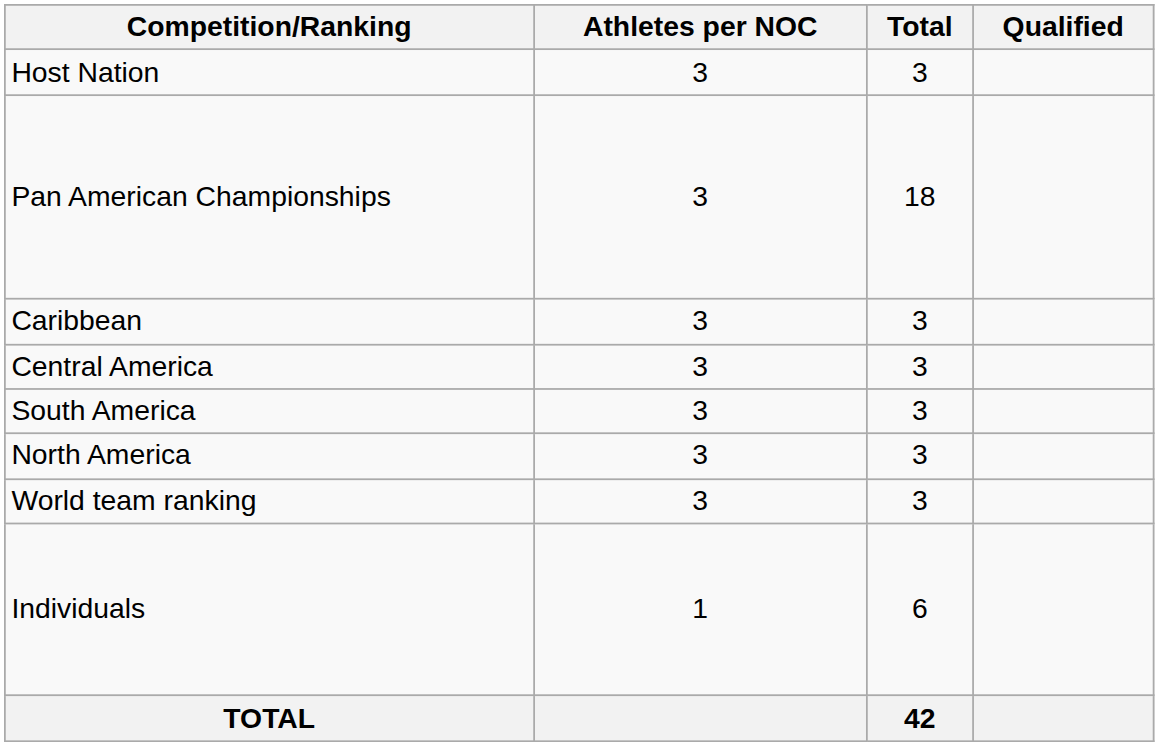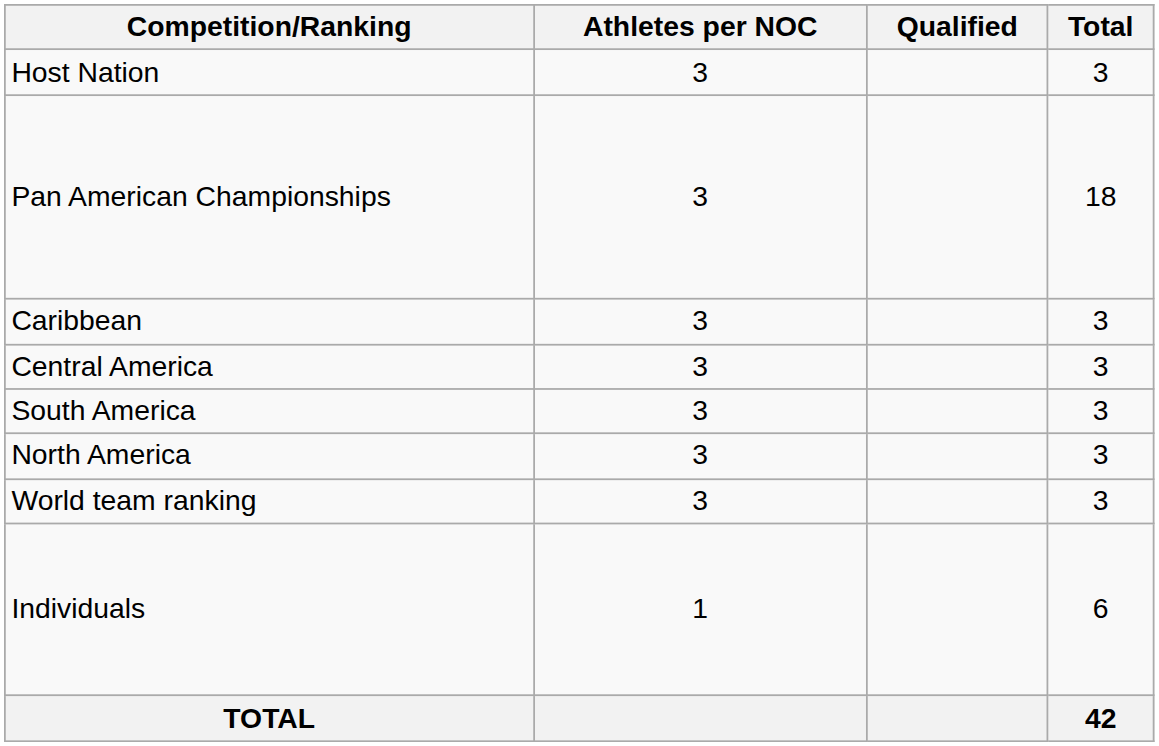columns swapped: (920, 26) <-> (1063, 26)
